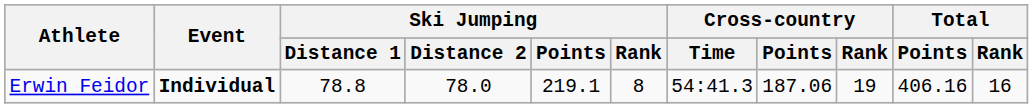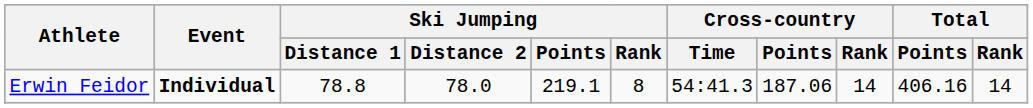(865, 86) 19 -> (865, 86) 14
(1000, 86) 16 -> (1000, 86) 14
